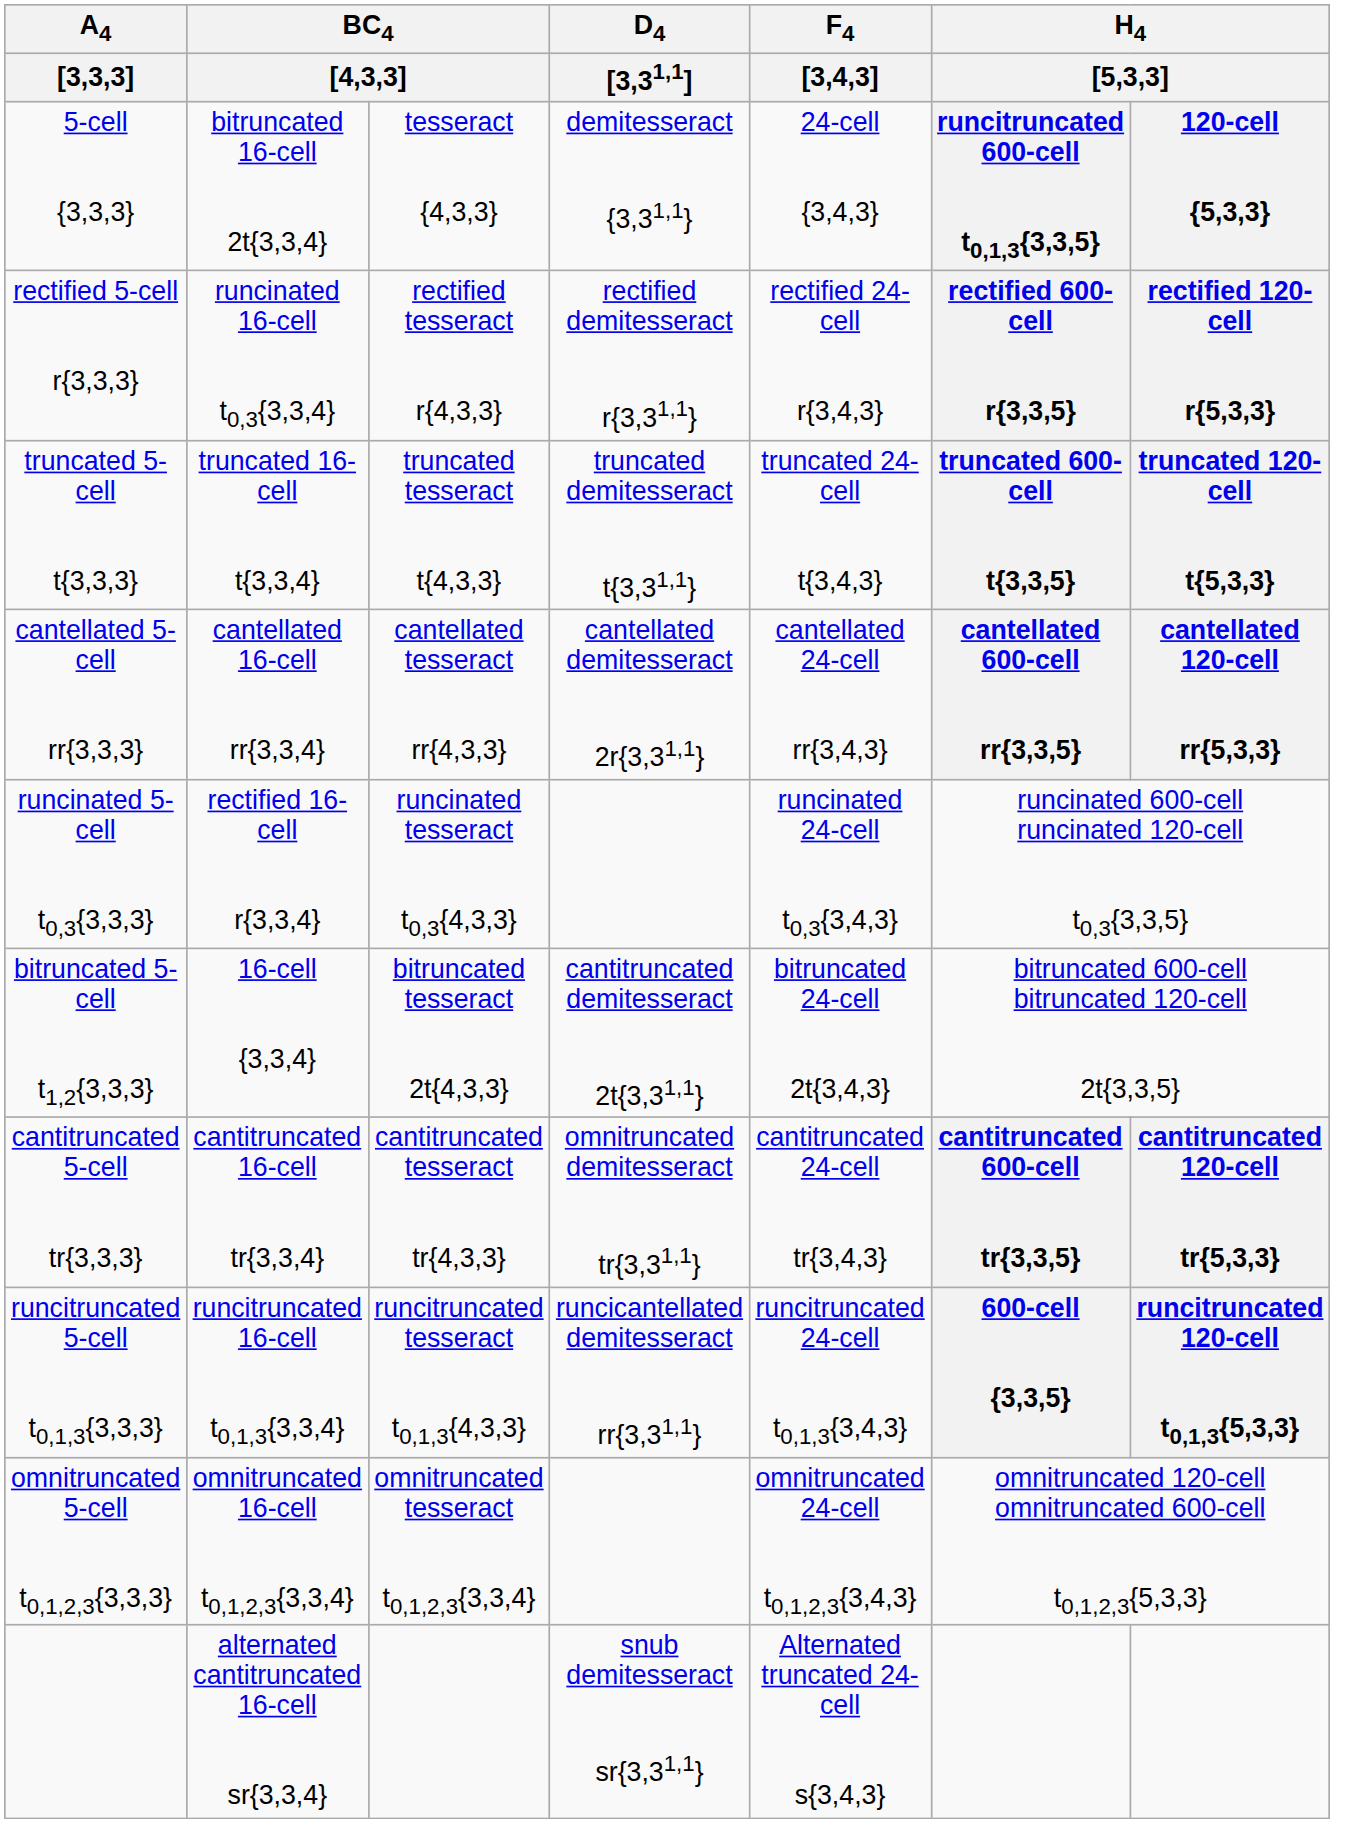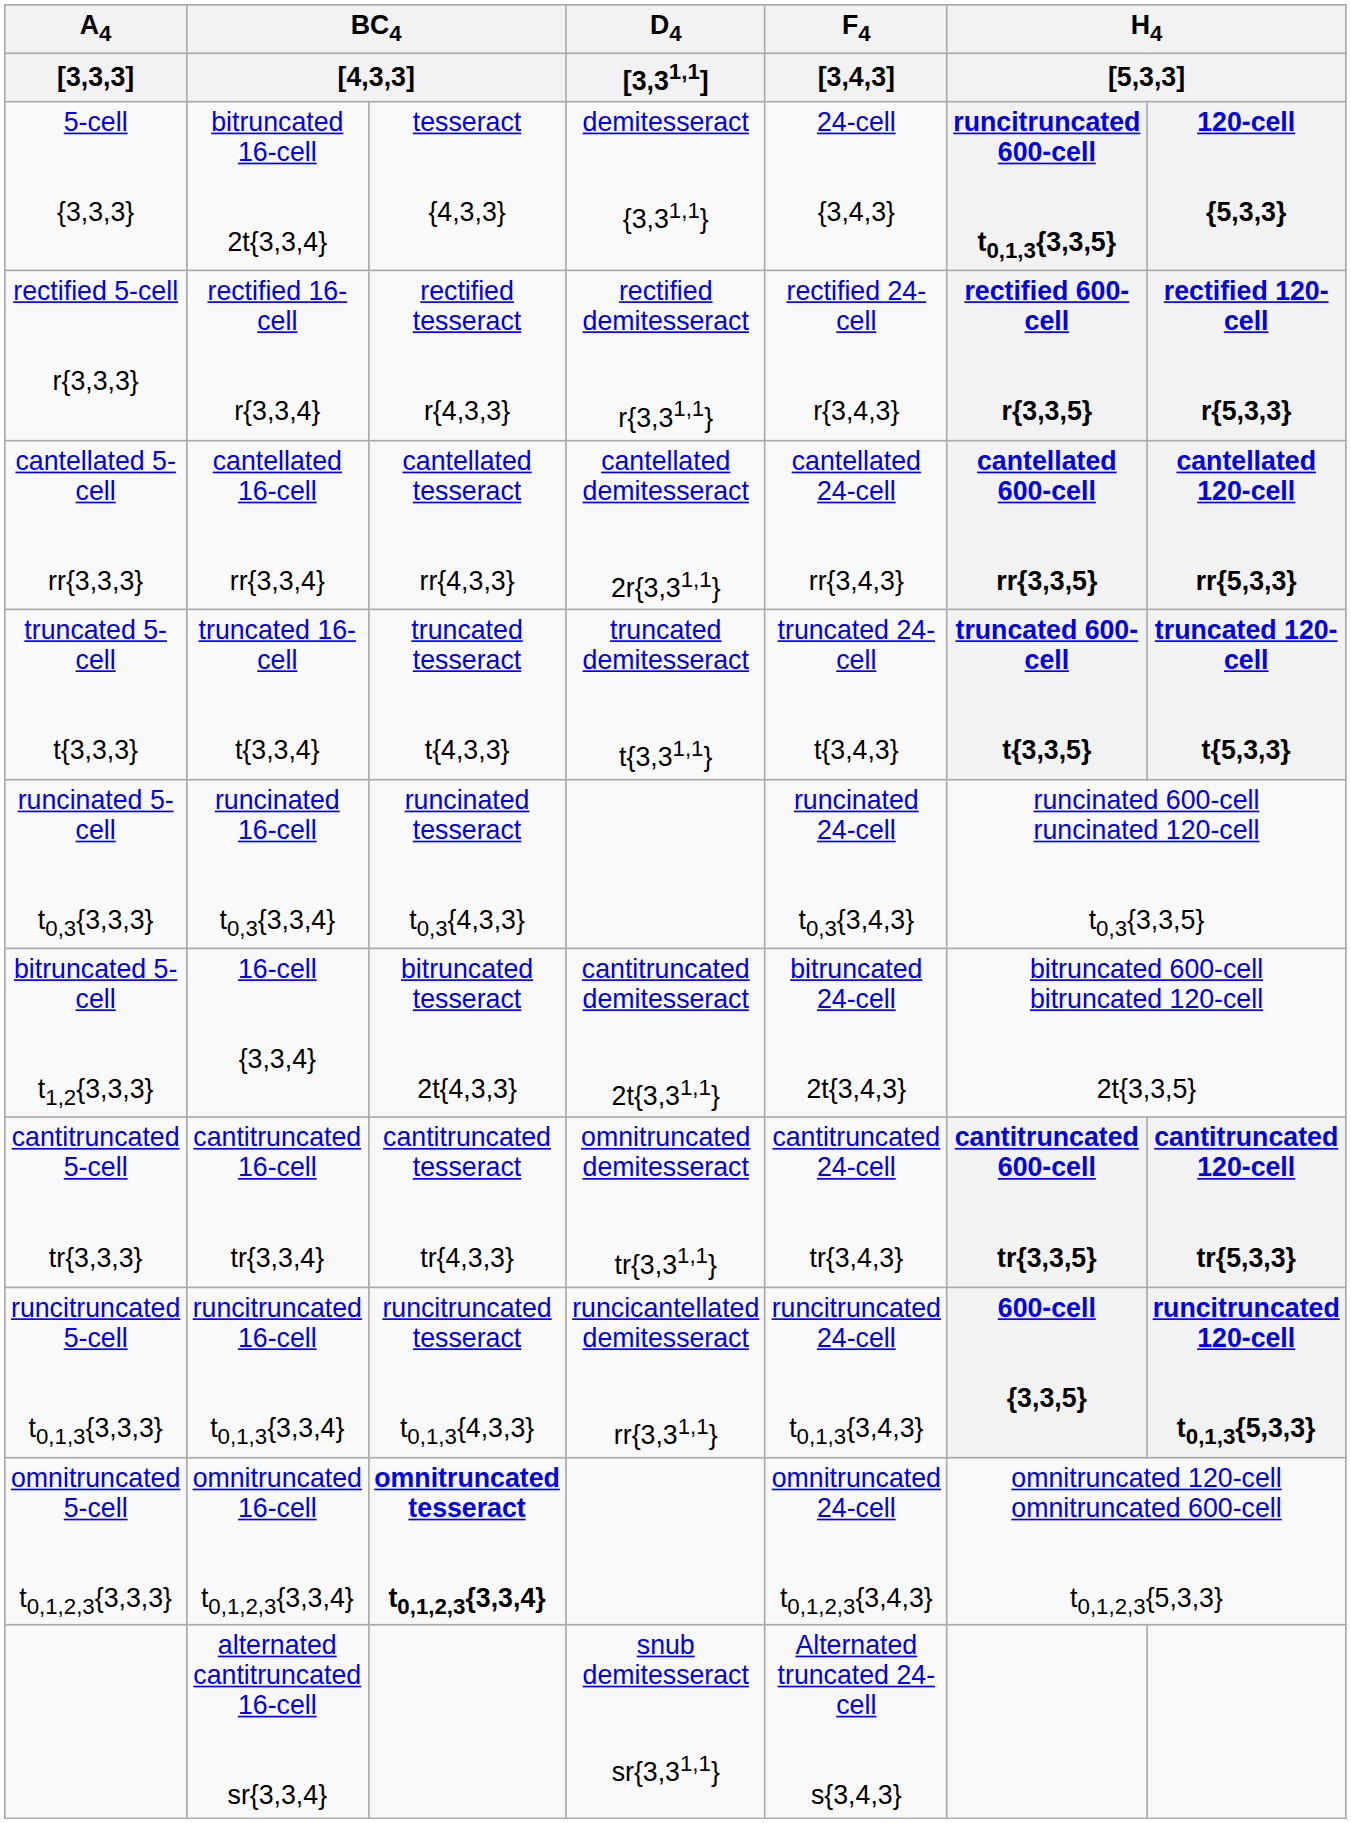(277, 354) runcinated 16-cell t0,3{3,3,4} -> (277, 351) rectified 16-cell r{3,3,4}
rows swapped: (96, 520) <-> (96, 690)
(277, 860) rectified 16-cell r{3,3,4} -> (277, 864) runcinated 16-cell t0,3{3,3,4}
(459, 1541) normal -> (467, 1541) bold
